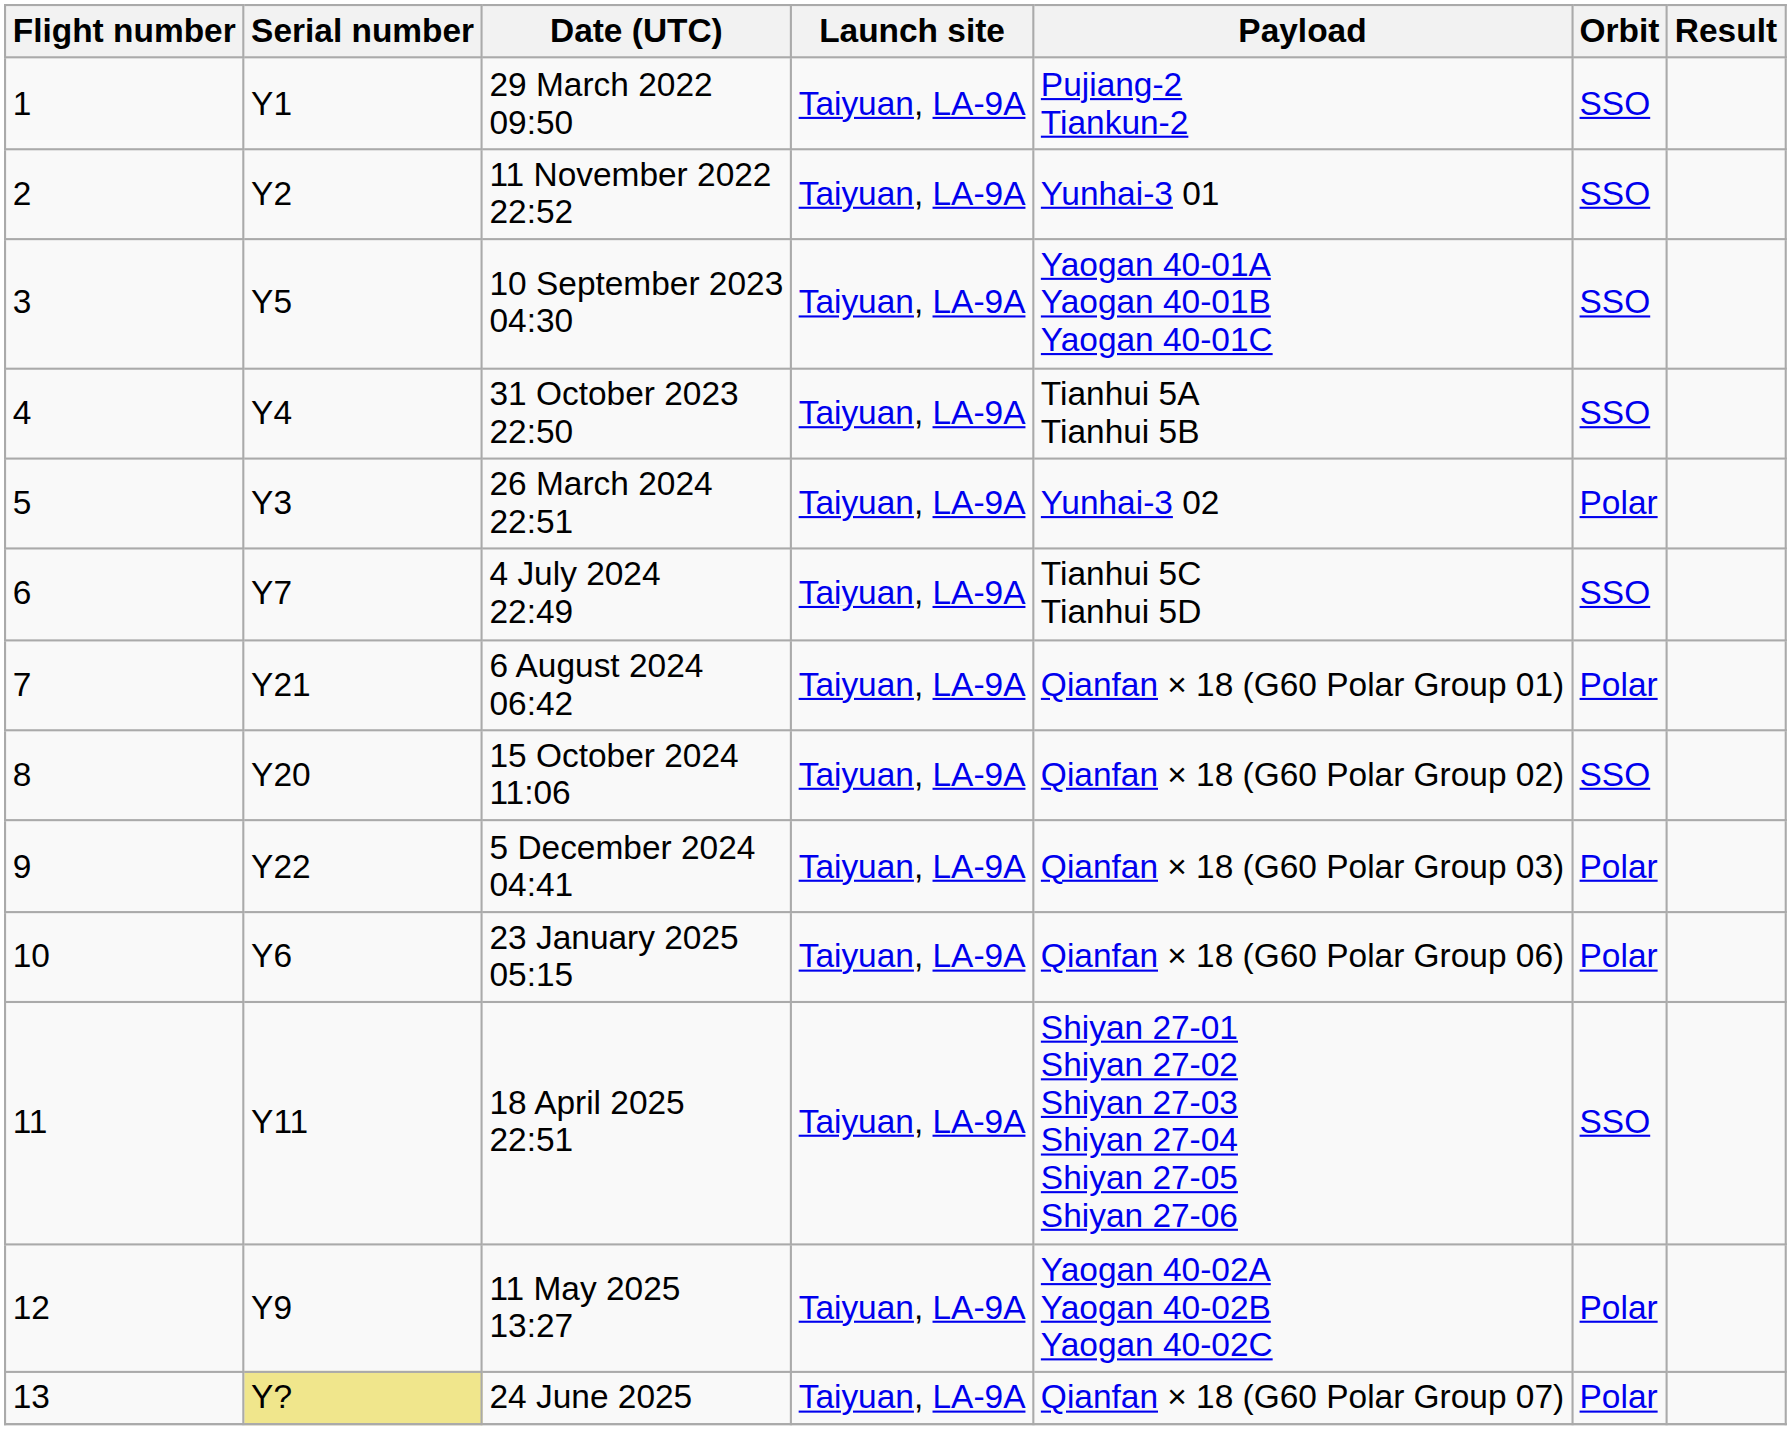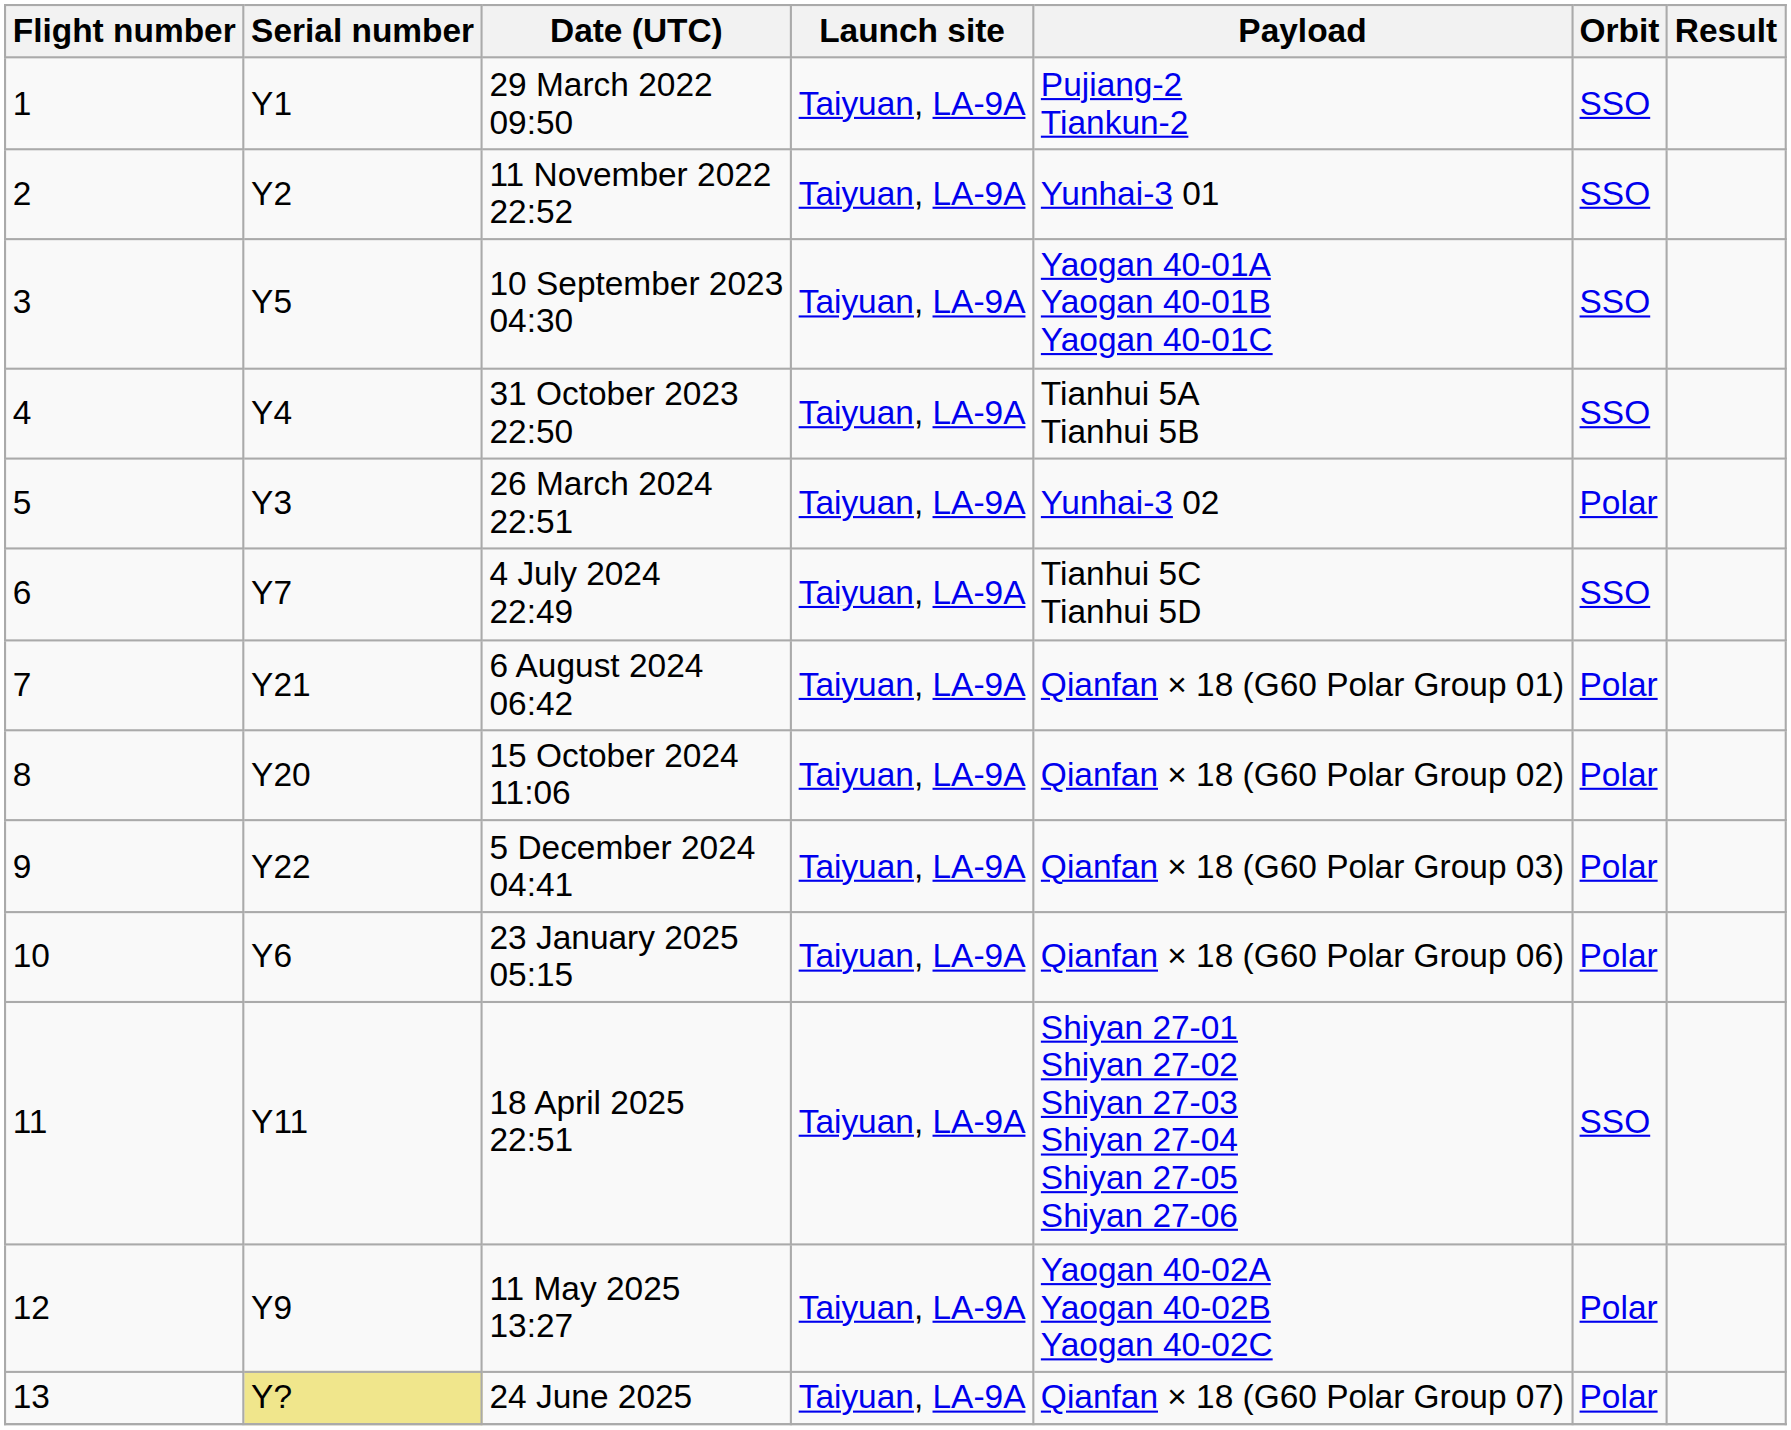(1615, 775) SSO -> (1619, 775) Polar
